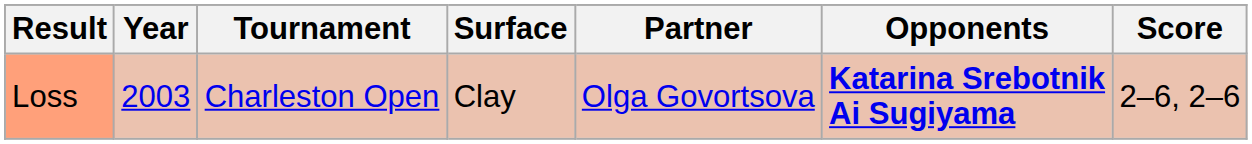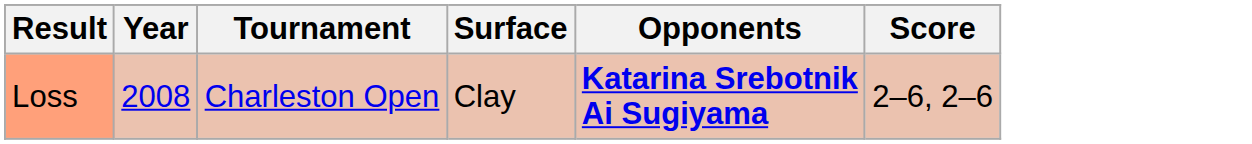- column: (698, 29)
(156, 95) 2003 -> (156, 95) 2008
